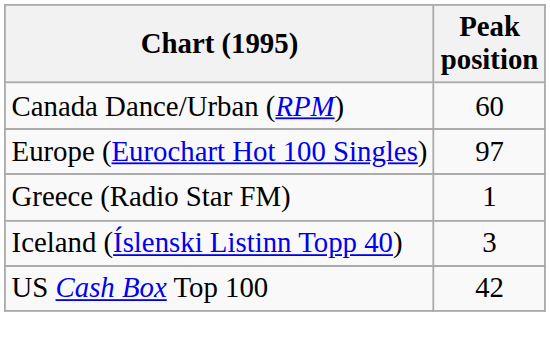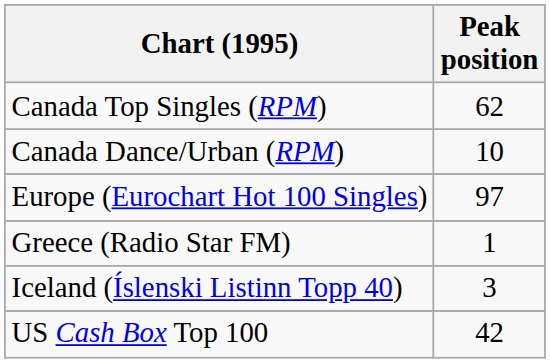+ row: (169, 105)
(490, 105) 60 -> (490, 151) 10
